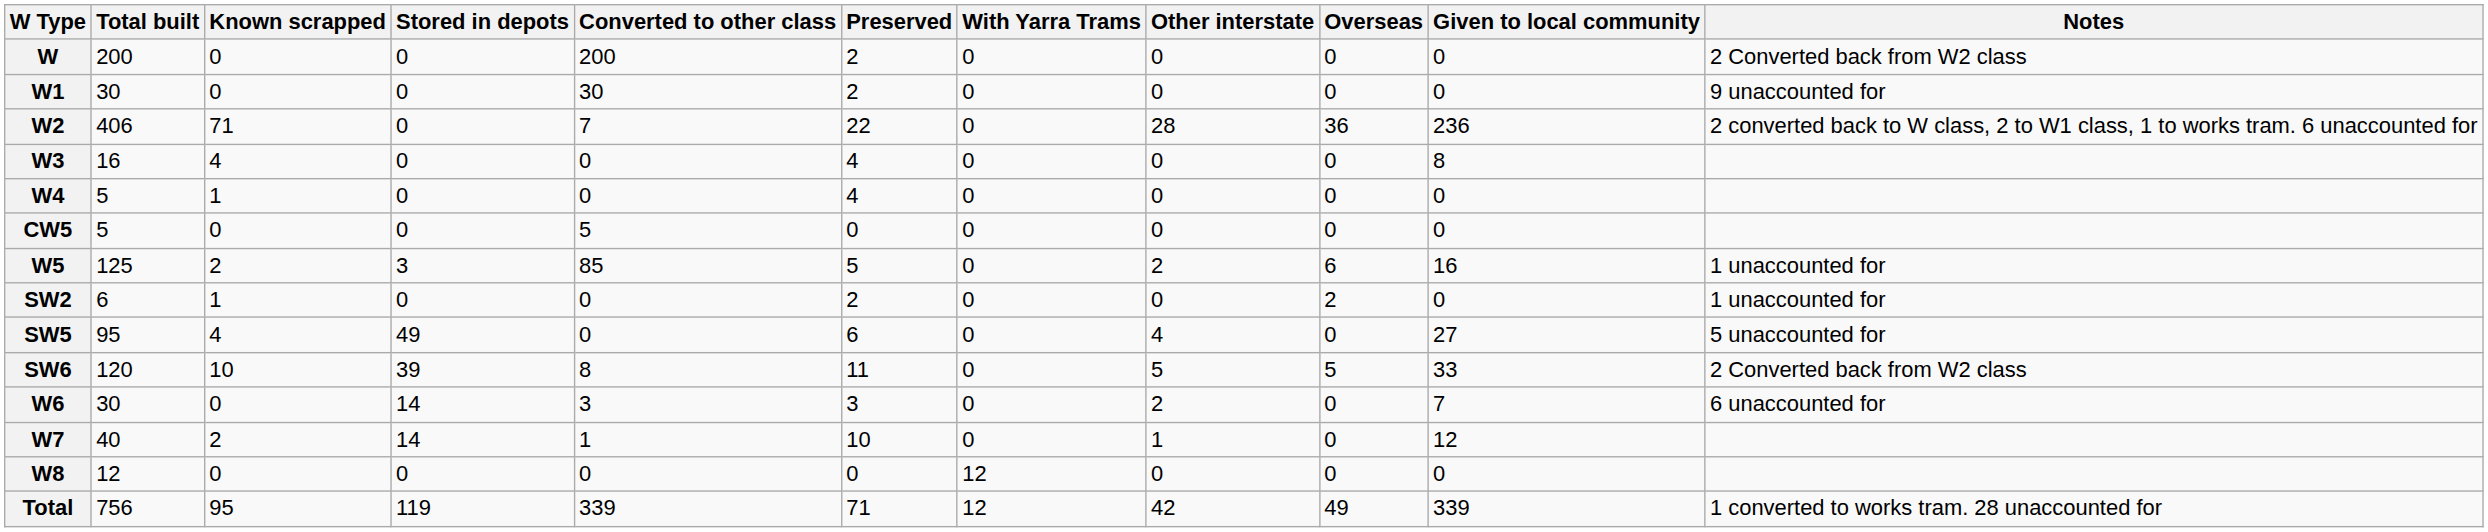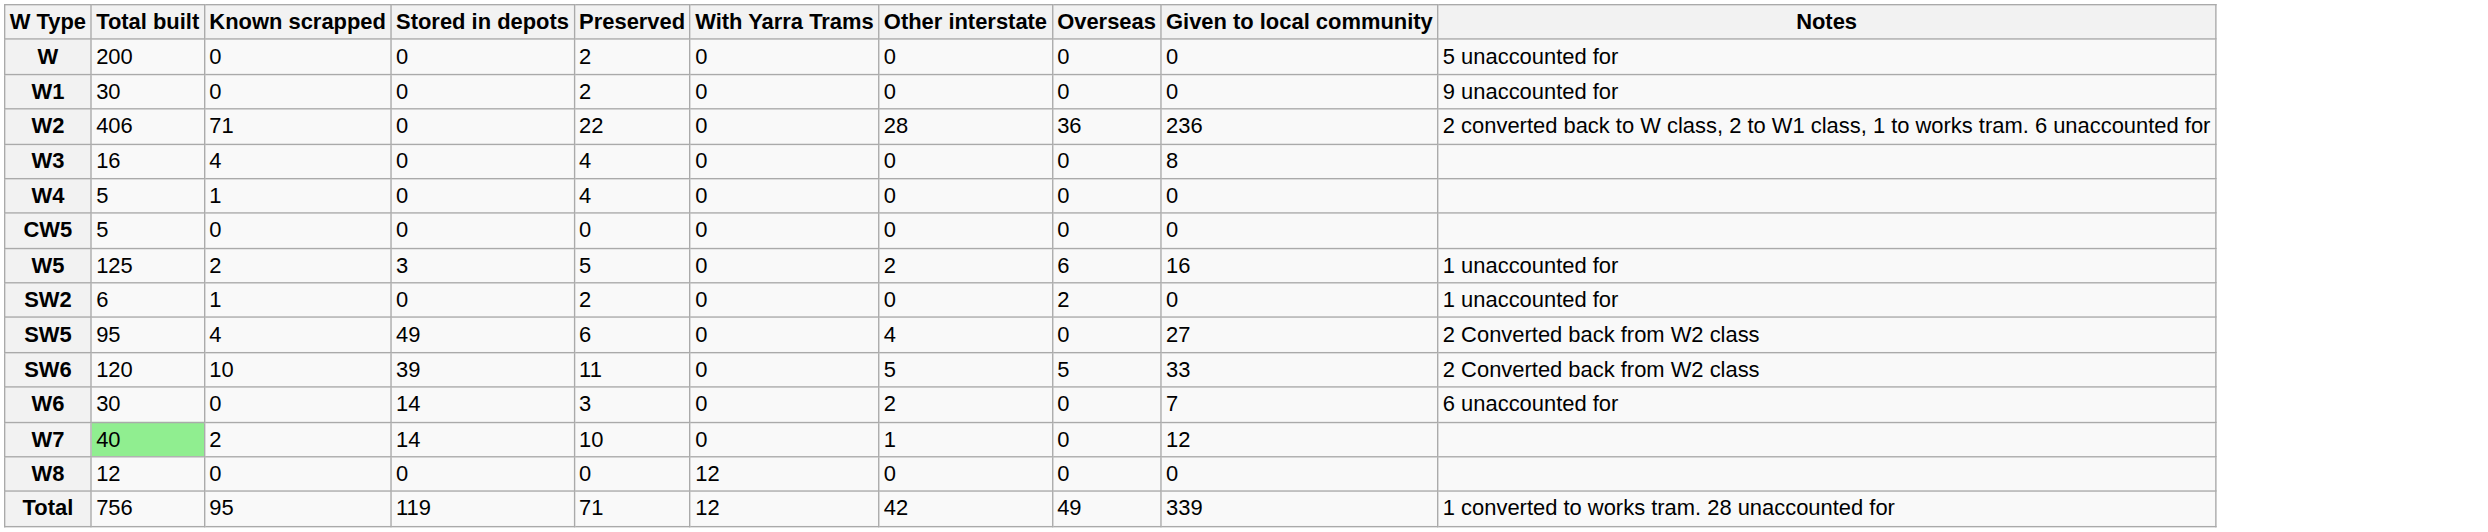- column: (708, 21)
(1868, 56) 2 Converted back from W2 class -> (1531, 56) 5 unaccounted for
(1798, 334) 5 unaccounted for -> (1601, 334) 2 Converted back from W2 class
(108, 439) no background -> (108, 439) lightgreen background
